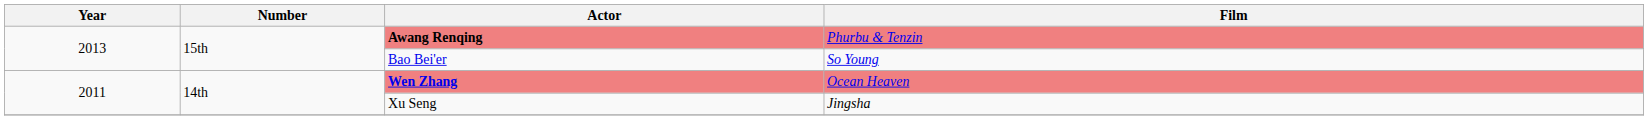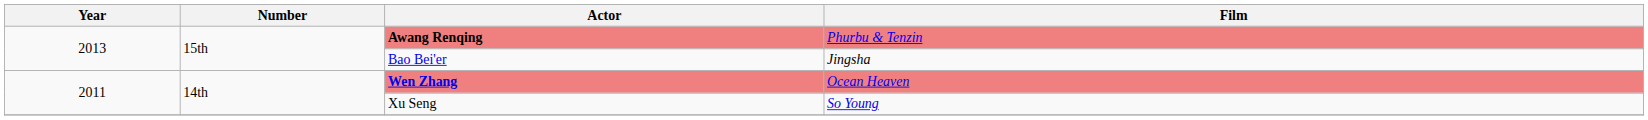(853, 59) So Young -> (849, 59) Jingsha
(849, 103) Jingsha -> (853, 103) So Young
